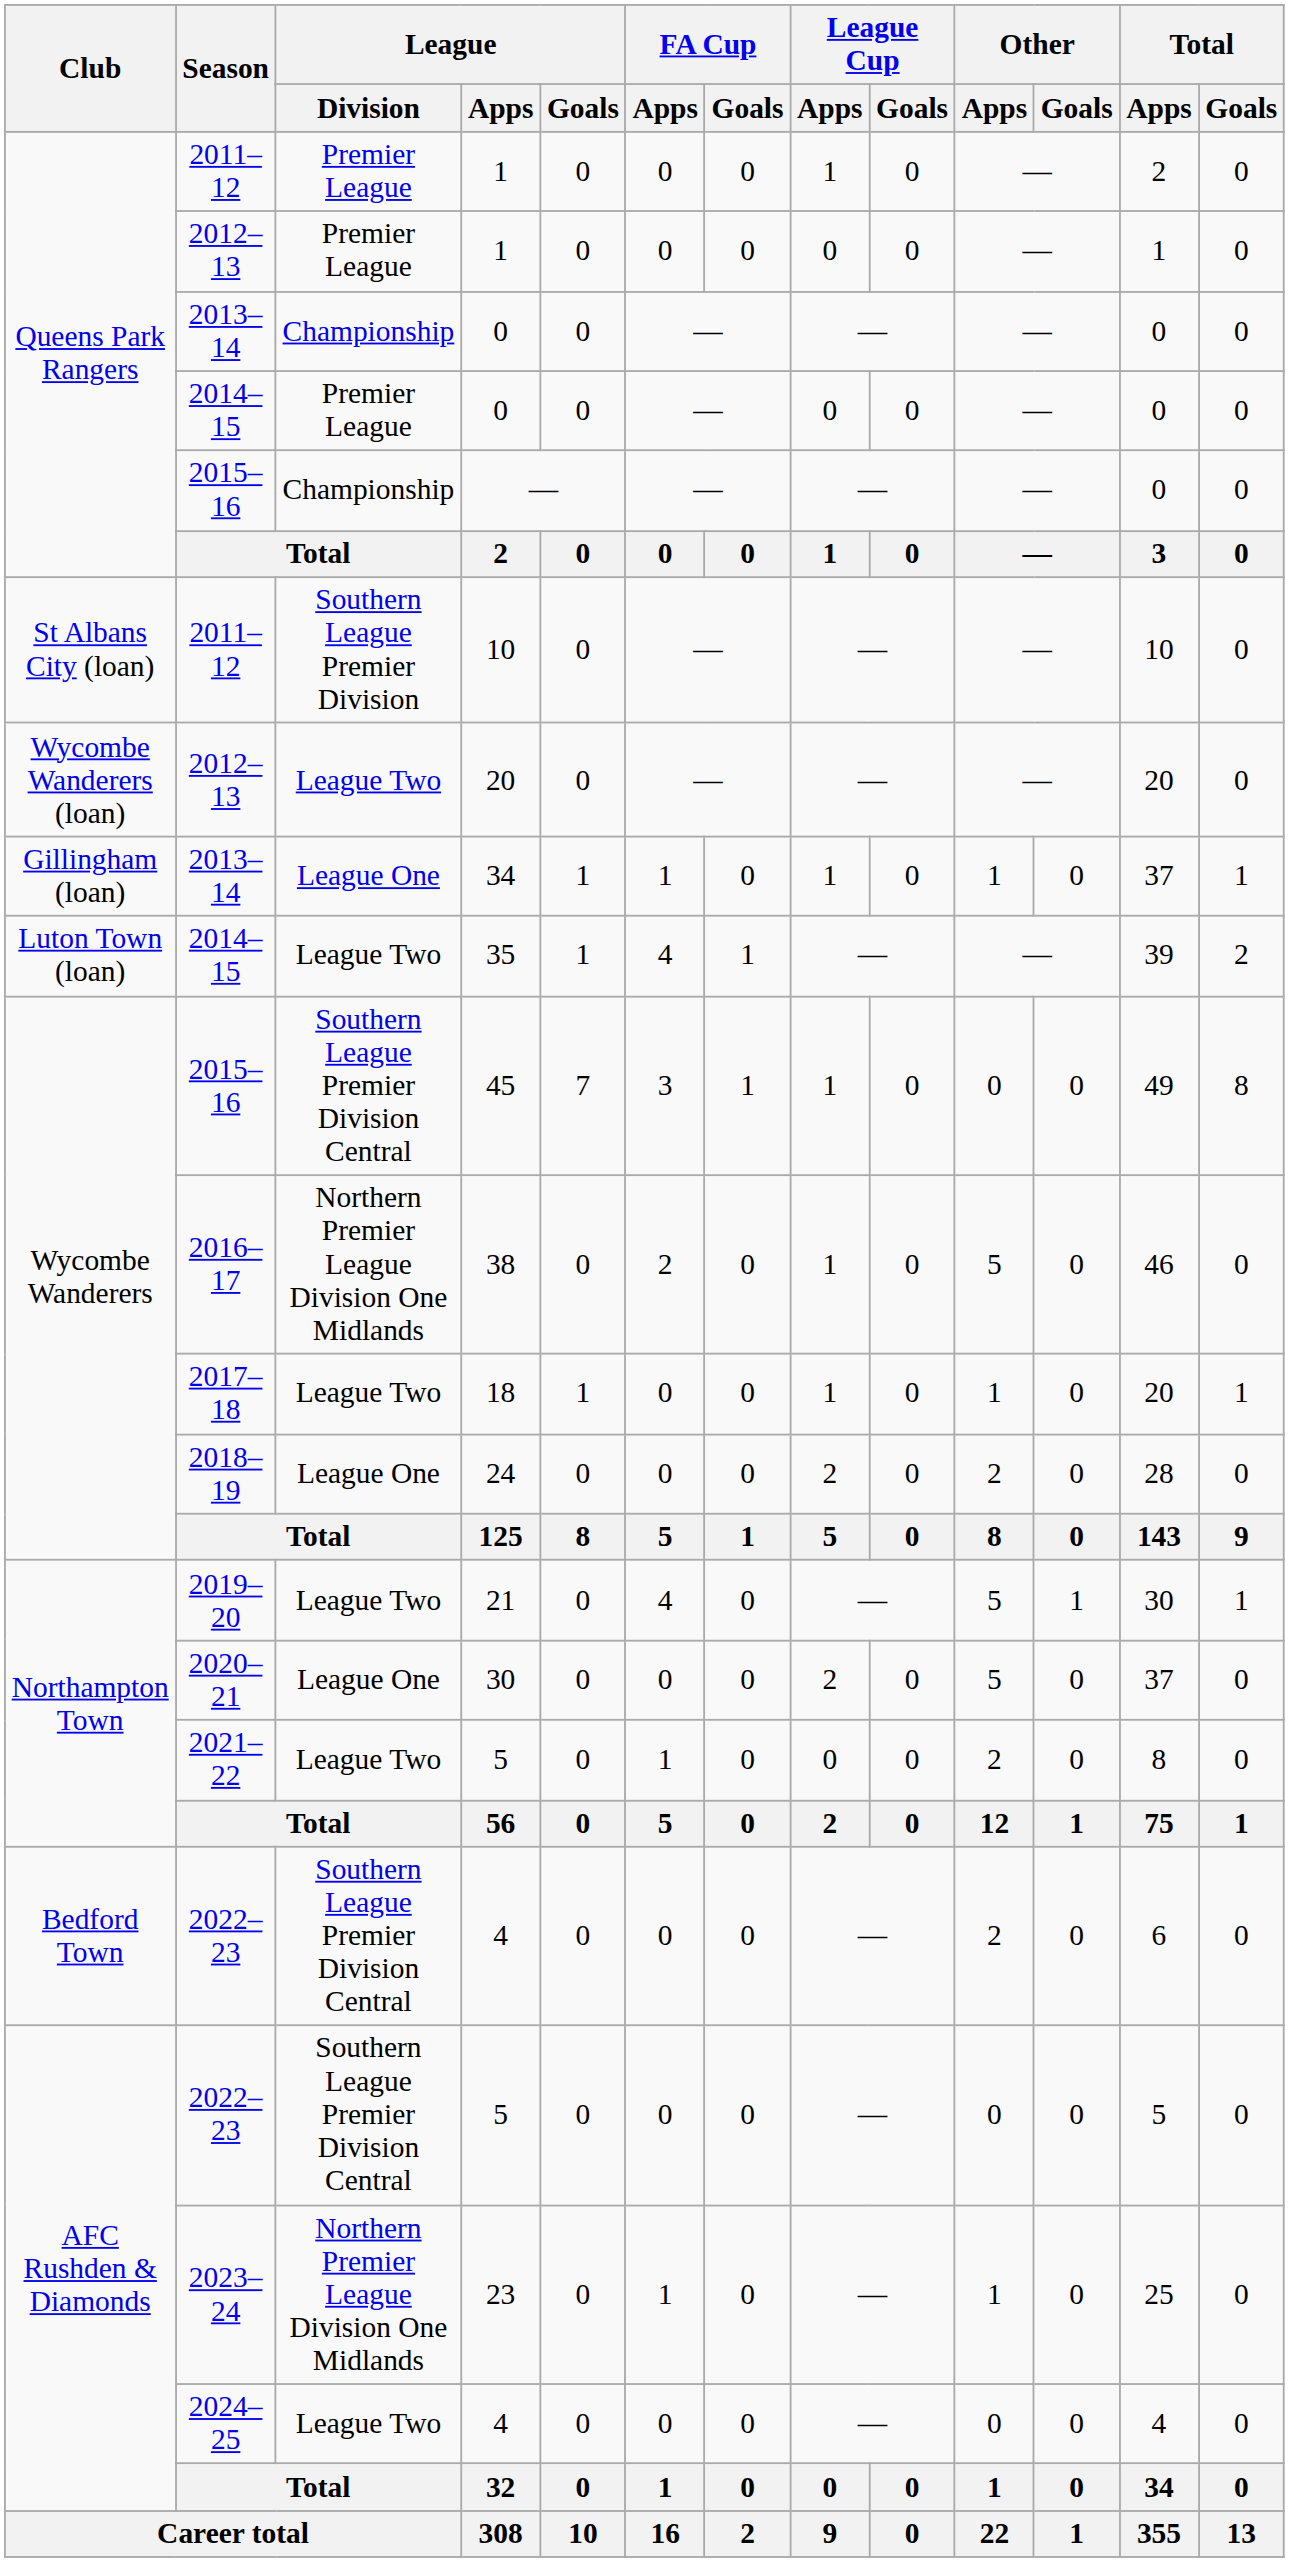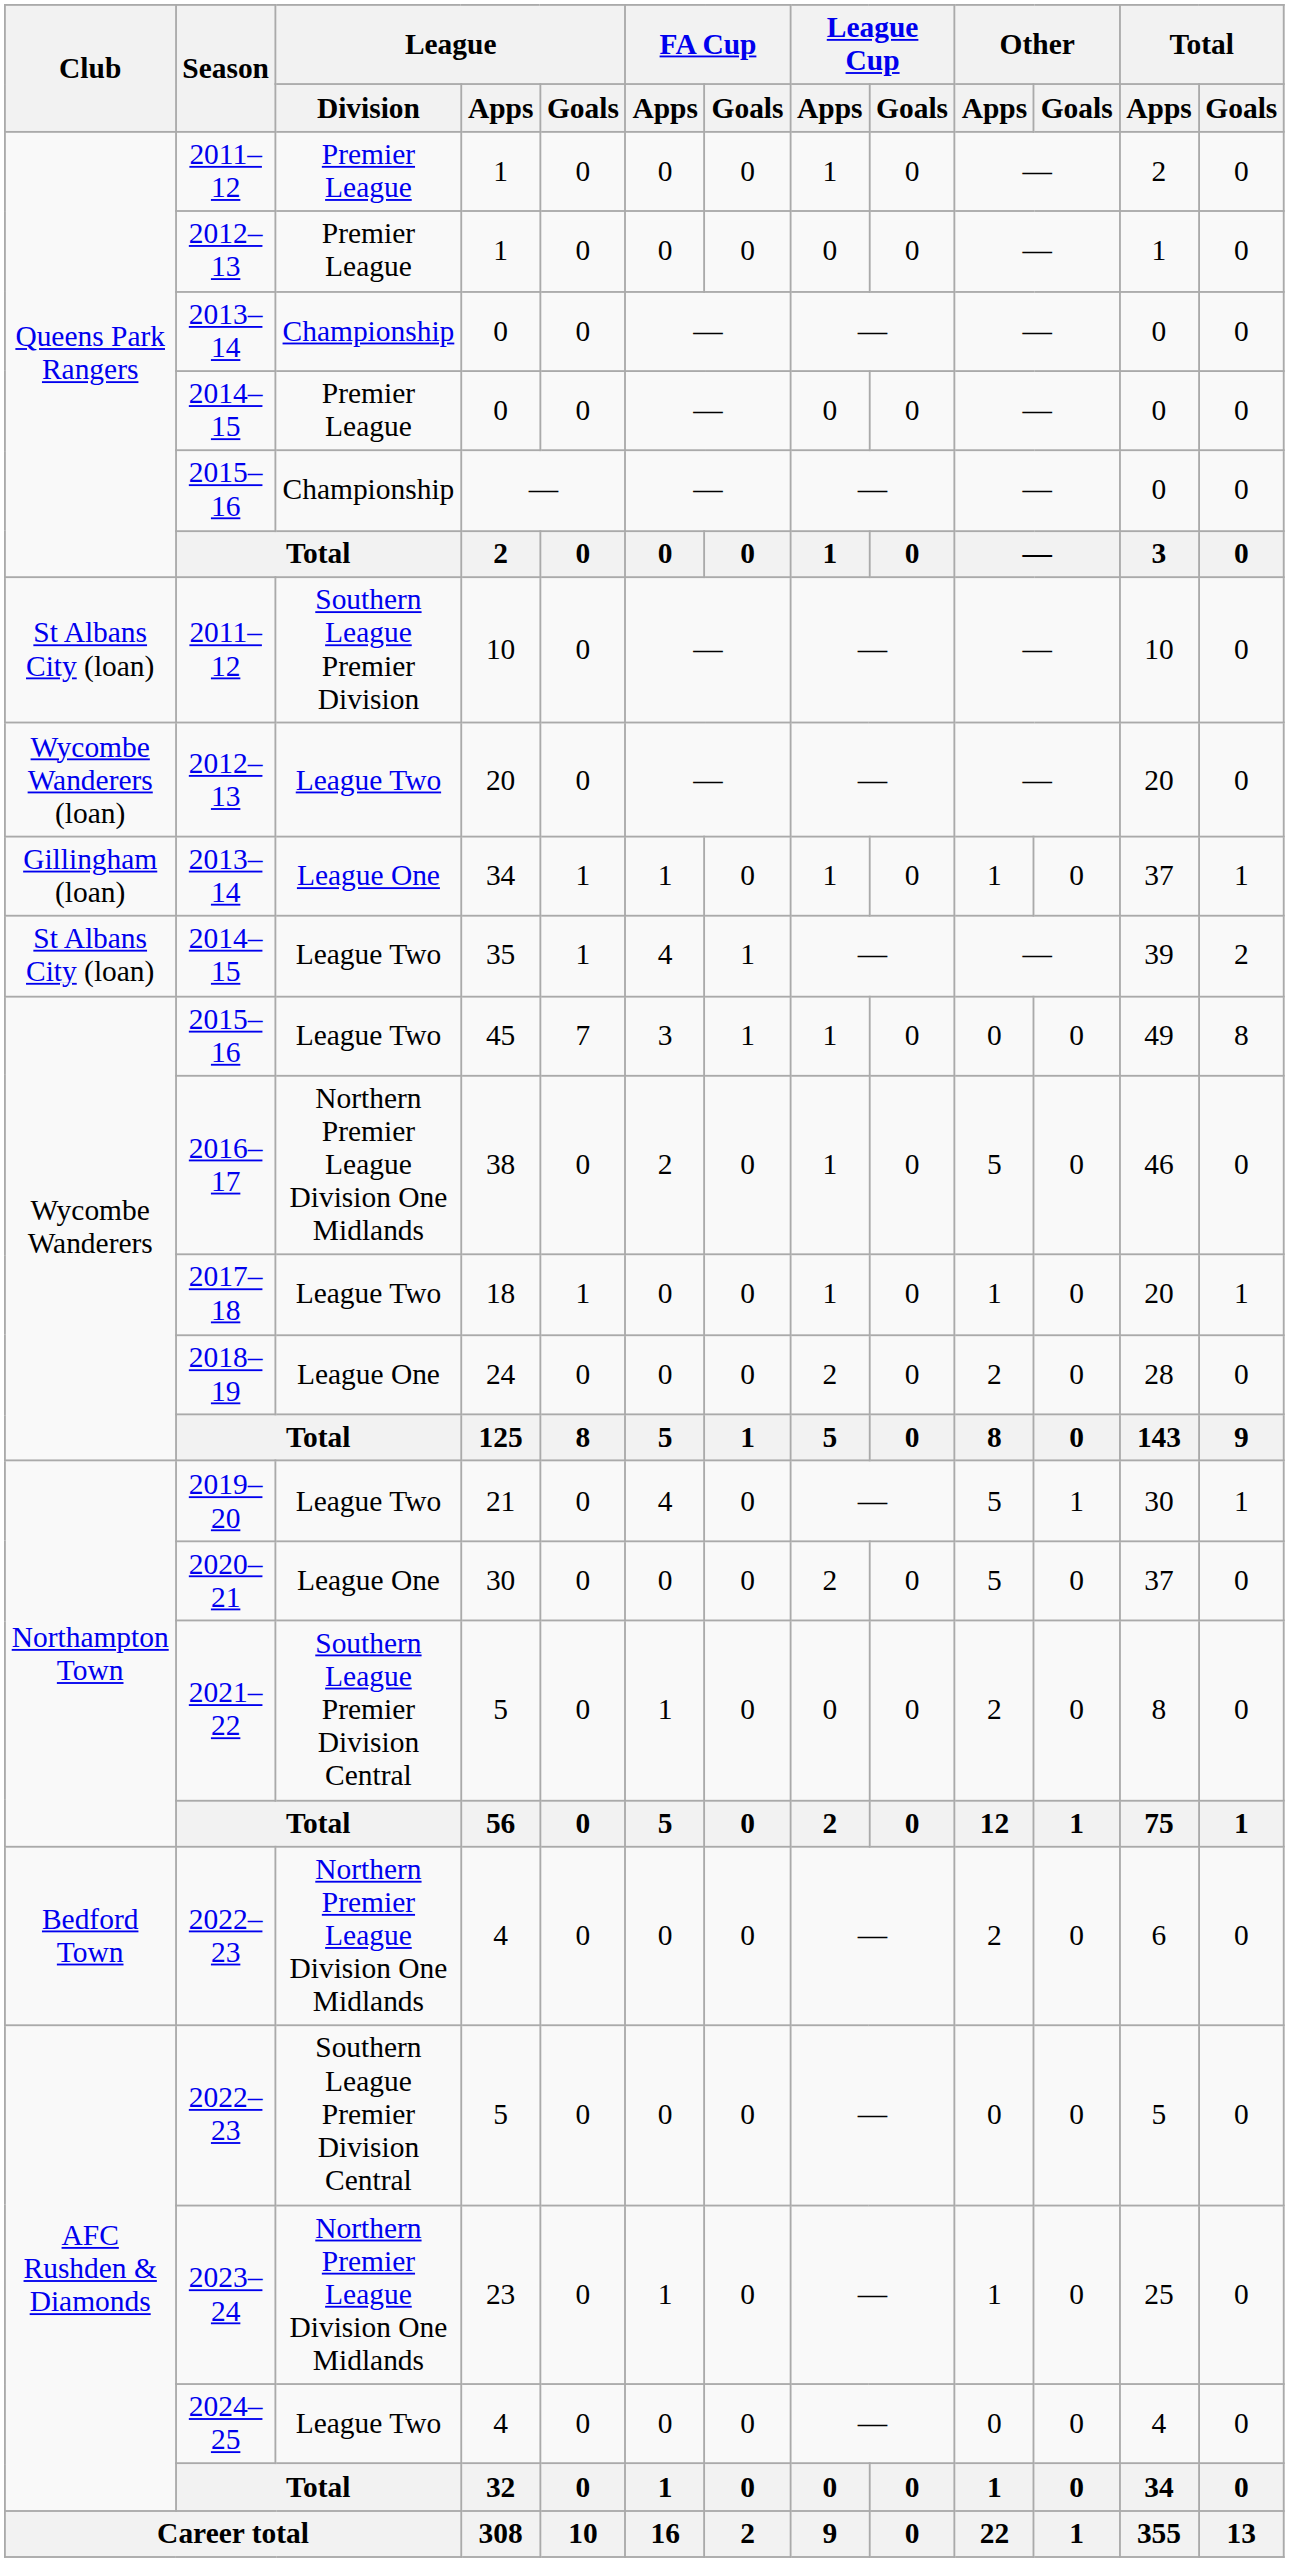(90, 955) Luton Town (loan) -> (90, 955) St Albans City (loan)
(368, 1084) Southern League Premier Division Central -> (368, 1035) League Two
(368, 1759) League Two -> (368, 1709) Southern League Premier Division Central
(368, 1935) Southern League Premier Division Central -> (368, 1935) Northern Premier League Division One Midlands
